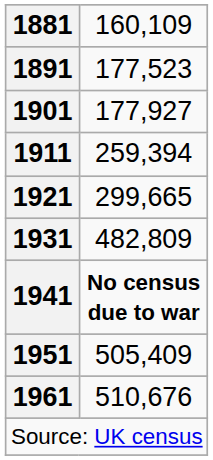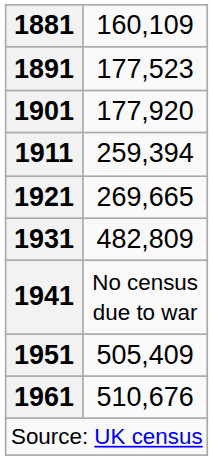(144, 111) 177,927 -> (145, 111) 177,920
(144, 196) 299,665 -> (145, 196) 269,665
(144, 296) bold -> (145, 298) normal
